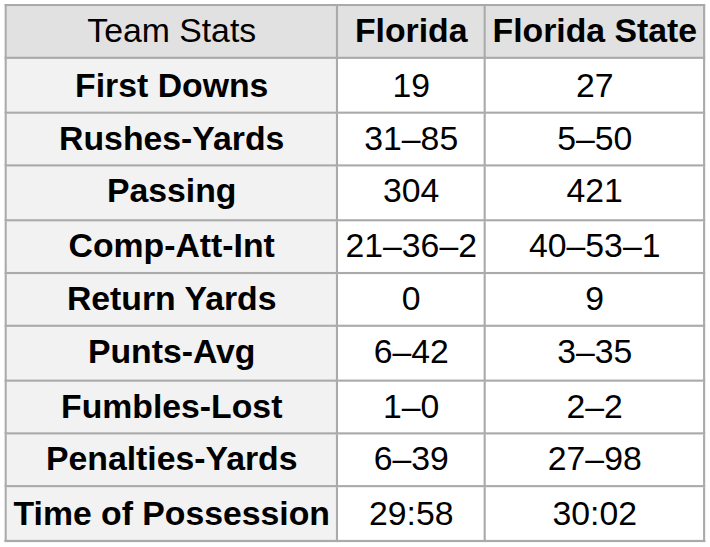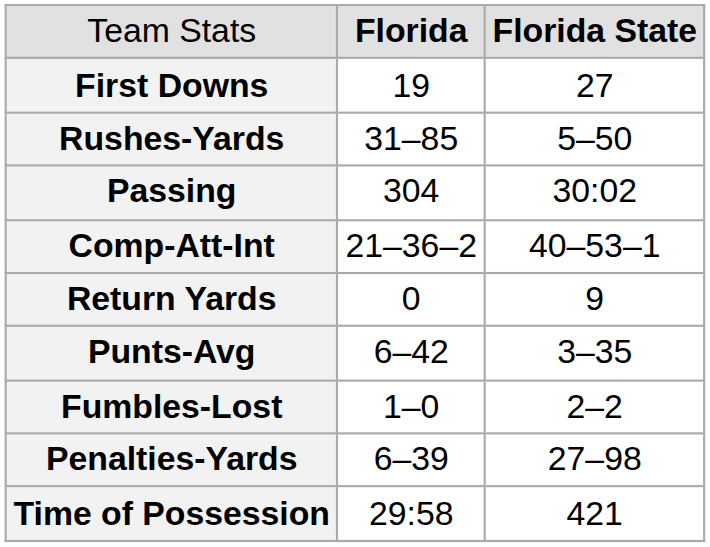(595, 191) 421 -> (595, 191) 30:02
(595, 513) 30:02 -> (595, 513) 421
